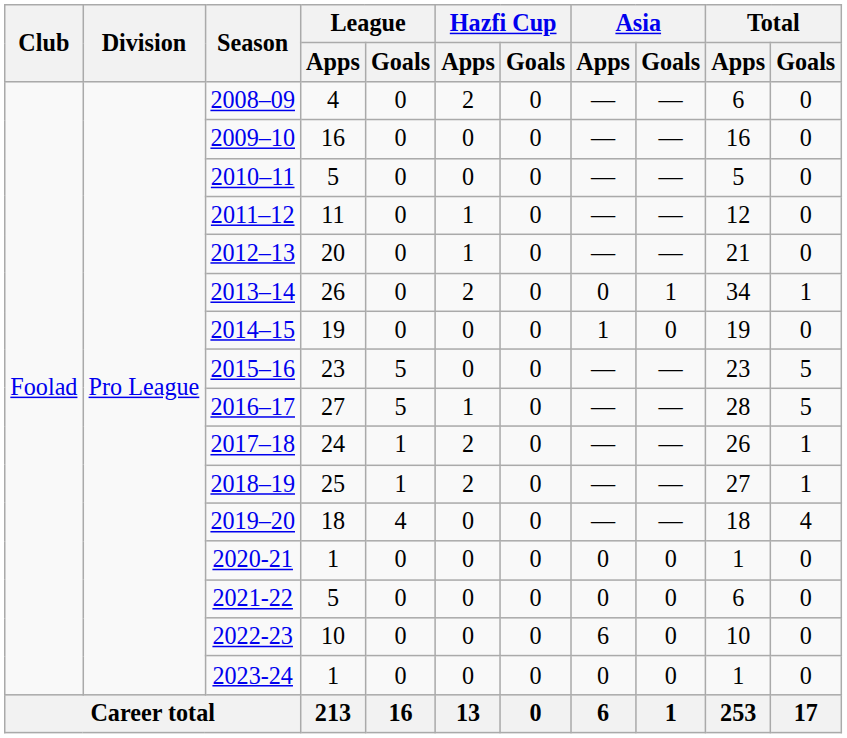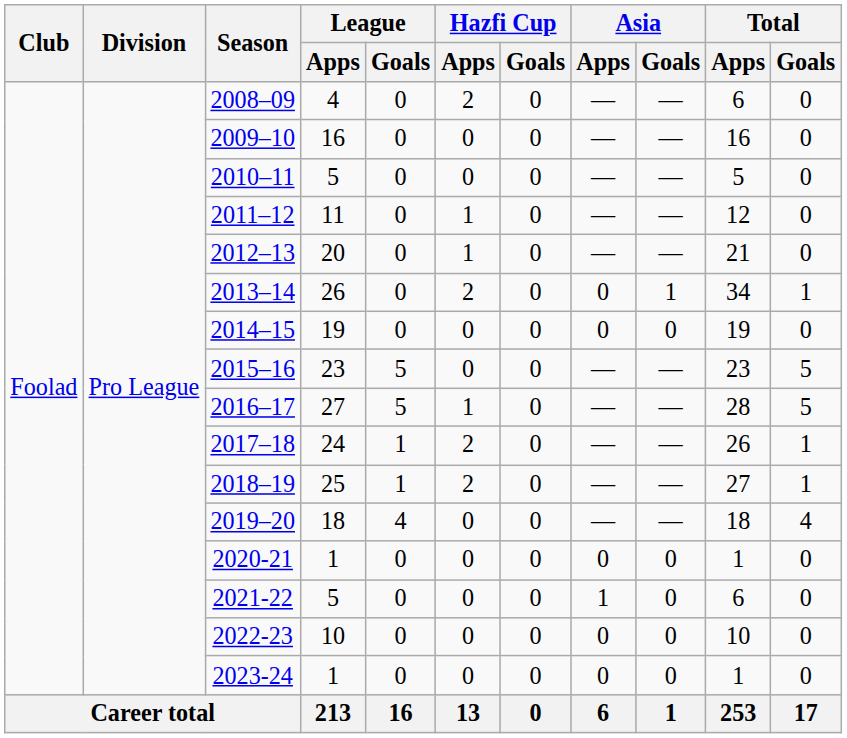(603, 330) 1 -> (603, 330) 0
(603, 598) 0 -> (603, 598) 1
(603, 636) 6 -> (603, 636) 0
